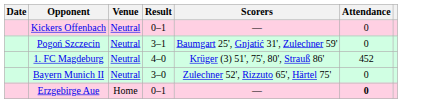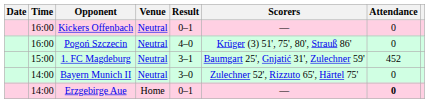+ column: (42, 12)
(158, 43) 3–1 -> (186, 43) 4–0
(257, 43) Baumgart 25', Gnjatić 31', Zulechner 59' -> (284, 43) Krüger (3) 51', 75', 80', Strauß 86'
(158, 59) 4–0 -> (186, 59) 3–1
(257, 59) Krüger (3) 51', 75', 80', Strauß 86' -> (284, 59) Baumgart 25', Gnjatić 31', Zulechner 59'
